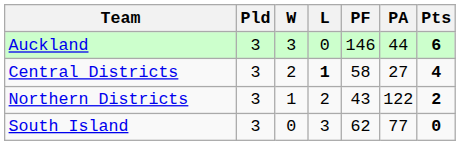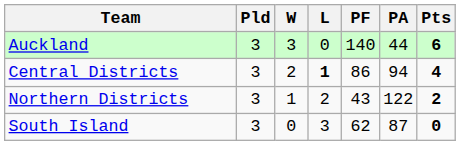(360, 45) 146 -> (360, 45) 140
(360, 72) 58 -> (360, 72) 86
(398, 72) 27 -> (398, 72) 94
(398, 127) 77 -> (398, 127) 87
